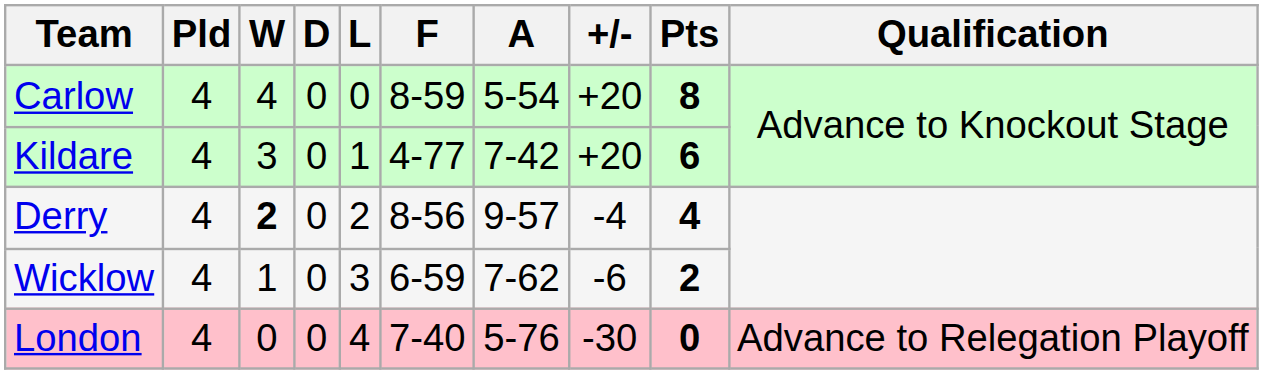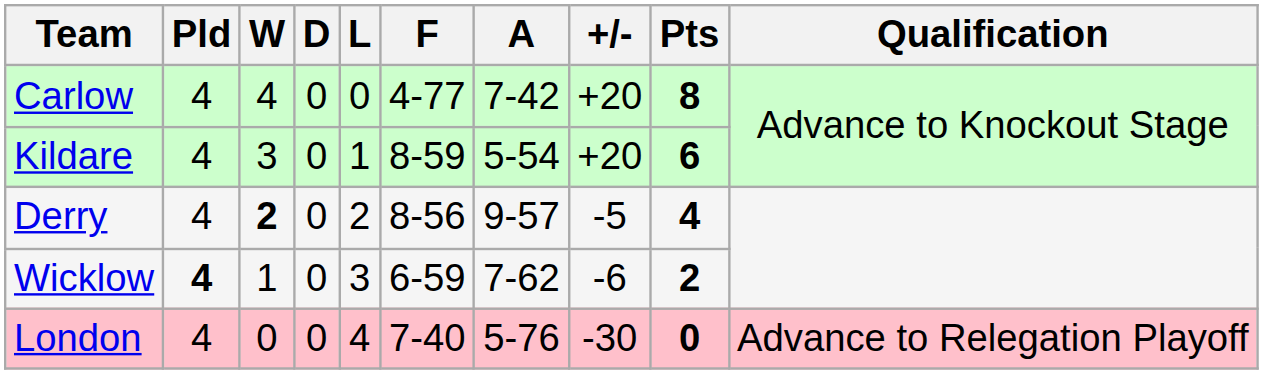(427, 95) 8-59 -> (427, 95) 4-77
(521, 95) 5-54 -> (521, 95) 7-42
(427, 156) 4-77 -> (427, 156) 8-59
(521, 156) 7-42 -> (521, 156) 5-54
(610, 216) -4 -> (610, 216) -5
(202, 277) normal -> (202, 277) bold
